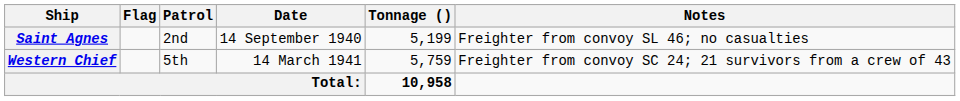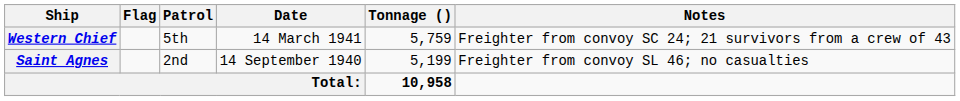rows swapped: (62, 39) <-> (62, 61)
